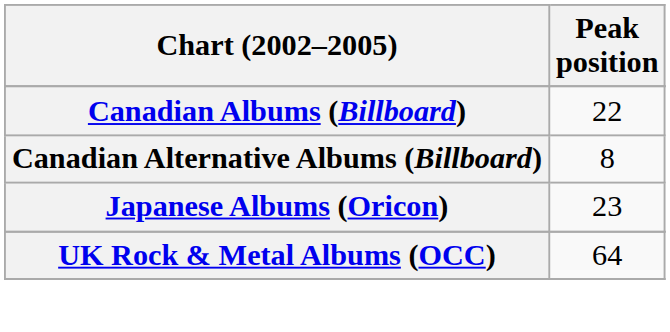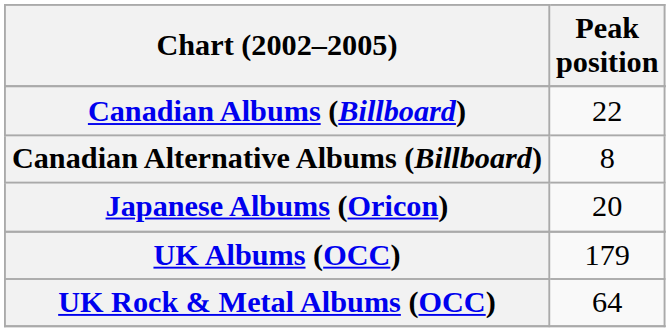(607, 206) 23 -> (607, 206) 20
+ row: (277, 254)
